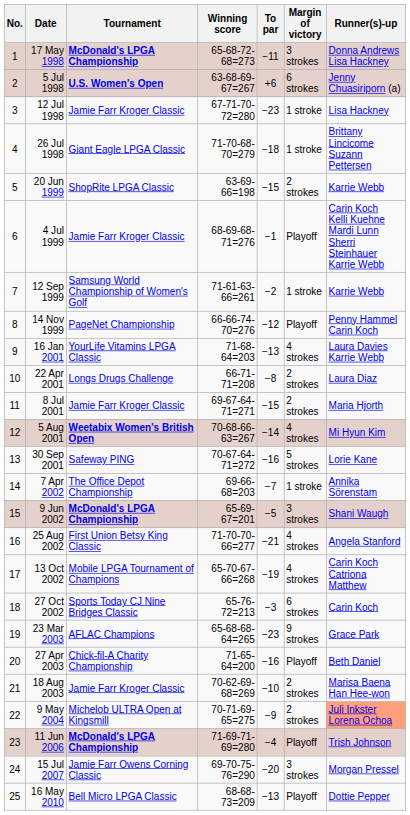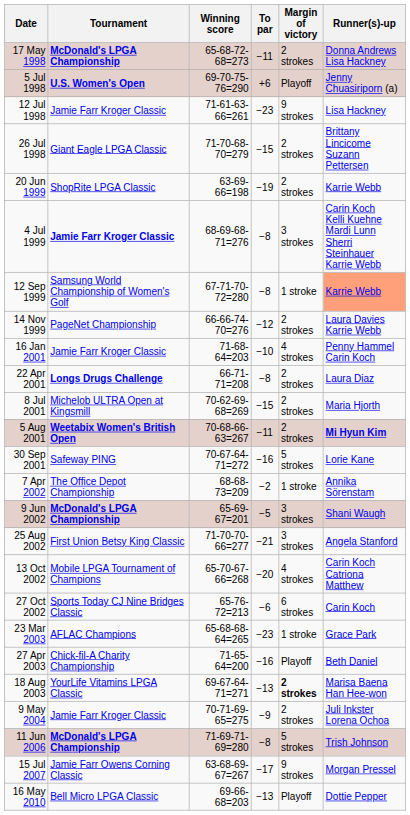- column: (15, 24)
(302, 56) 3 strokes -> (297, 56) 2 strokes
(233, 83) 63-68-69-67=267 -> (227, 83) 69-70-75-76=290
(302, 83) 6 strokes -> (296, 83) Playoff
(233, 111) 67-71-70-72=280 -> (227, 111) 71-61-63-66=261
(304, 111) 1 stroke -> (297, 111) 9 strokes
(270, 149) −18 -> (265, 149) −15
(304, 149) 1 stroke -> (297, 149) 2 strokes
(270, 187) −15 -> (265, 187) −19
(127, 237) normal -> (112, 237) bold
(270, 237) −1 -> (265, 237) −8
(301, 237) Playoff -> (297, 237) 3 strokes
(233, 292) 71-61-63-66=261 -> (227, 292) 67-71-70-72=280
(270, 292) −2 -> (265, 292) −8
(356, 292) no background -> (353, 292) lightsalmon background
(301, 325) Playoff -> (297, 325) 2 strokes
(363, 325) Penny Hammel Carin Koch -> (355, 325) Laura Davies Karrie Webb
(122, 352) YourLife Vitamins LPGA Classic -> (108, 352) Jamie Farr Kroger Classic
(270, 352) −13 -> (265, 352) −10
(358, 352) Laura Davies Karrie Webb -> (360, 352) Penny Hammel Carin Koch
(121, 379) normal -> (106, 379) bold
(127, 406) Jamie Farr Kroger Classic -> (107, 406) Michelob ULTRA Open at Kingsmill
(233, 406) 69-67-64-71=271 -> (227, 406) 70-62-69-68=269
(270, 433) −14 -> (265, 433) −11
(302, 433) 4 strokes -> (297, 433) 2 strokes
(357, 433) normal -> (356, 433) bold
(238, 487) 69-66-68=203 -> (232, 487) 68-68-73=209
(270, 487) −7 -> (265, 487) −2
(302, 541) 4 strokes -> (297, 541) 3 strokes
(270, 574) −19 -> (265, 574) −20
(270, 607) −3 -> (265, 607) −6
(302, 634) 9 strokes -> (299, 634) 1 stroke
(127, 688) Jamie Farr Kroger Classic -> (104, 688) YourLife Vitamins LPGA Classic
(233, 688) 70-62-69-68=269 -> (227, 688) 69-67-64-71=271
(270, 688) −10 -> (265, 688) −13
(302, 688) normal -> (299, 688) bold
(125, 715) Michelob ULTRA Open at Kingsmill -> (108, 715) Jamie Farr Kroger Classic
(360, 715) lightsalmon background -> (357, 715) no background
(270, 742) −4 -> (265, 742) −8
(301, 742) Playoff -> (297, 742) 5 strokes
(233, 769) 69-70-75-76=290 -> (227, 769) 63-68-69-67=267
(270, 769) −20 -> (265, 769) −17
(302, 769) 3 strokes -> (297, 769) 9 strokes
(238, 797) 68-68-73=209 -> (232, 797) 69-66-68=203
